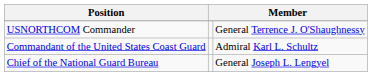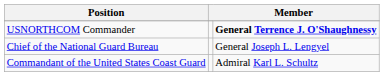(290, 29) normal -> (296, 29) bold
rows swapped: (106, 46) <-> (83, 63)
